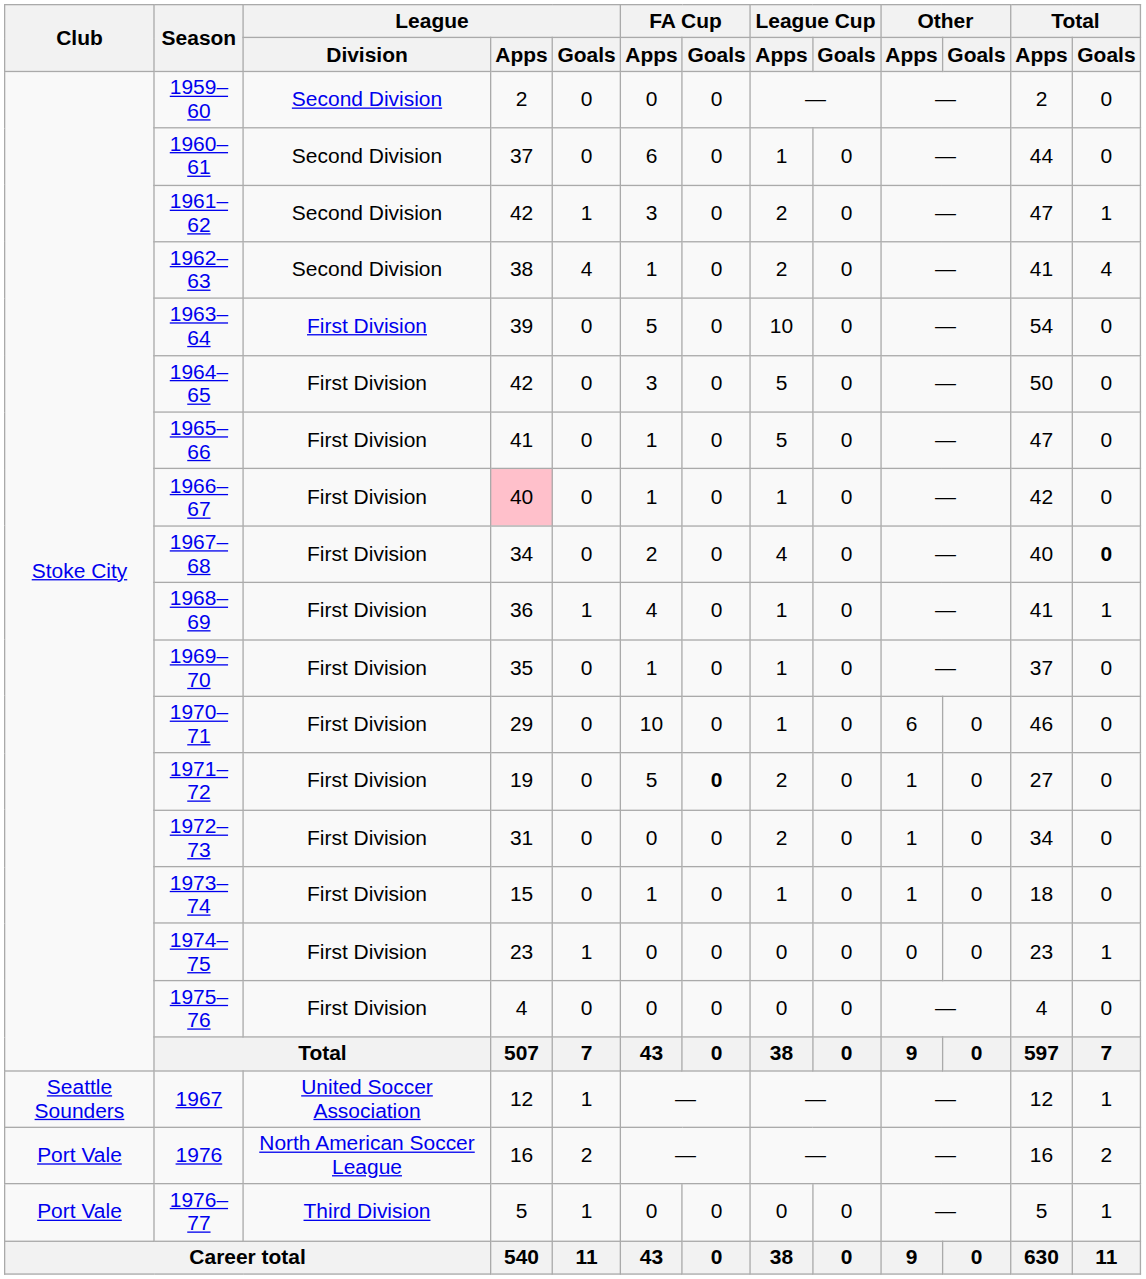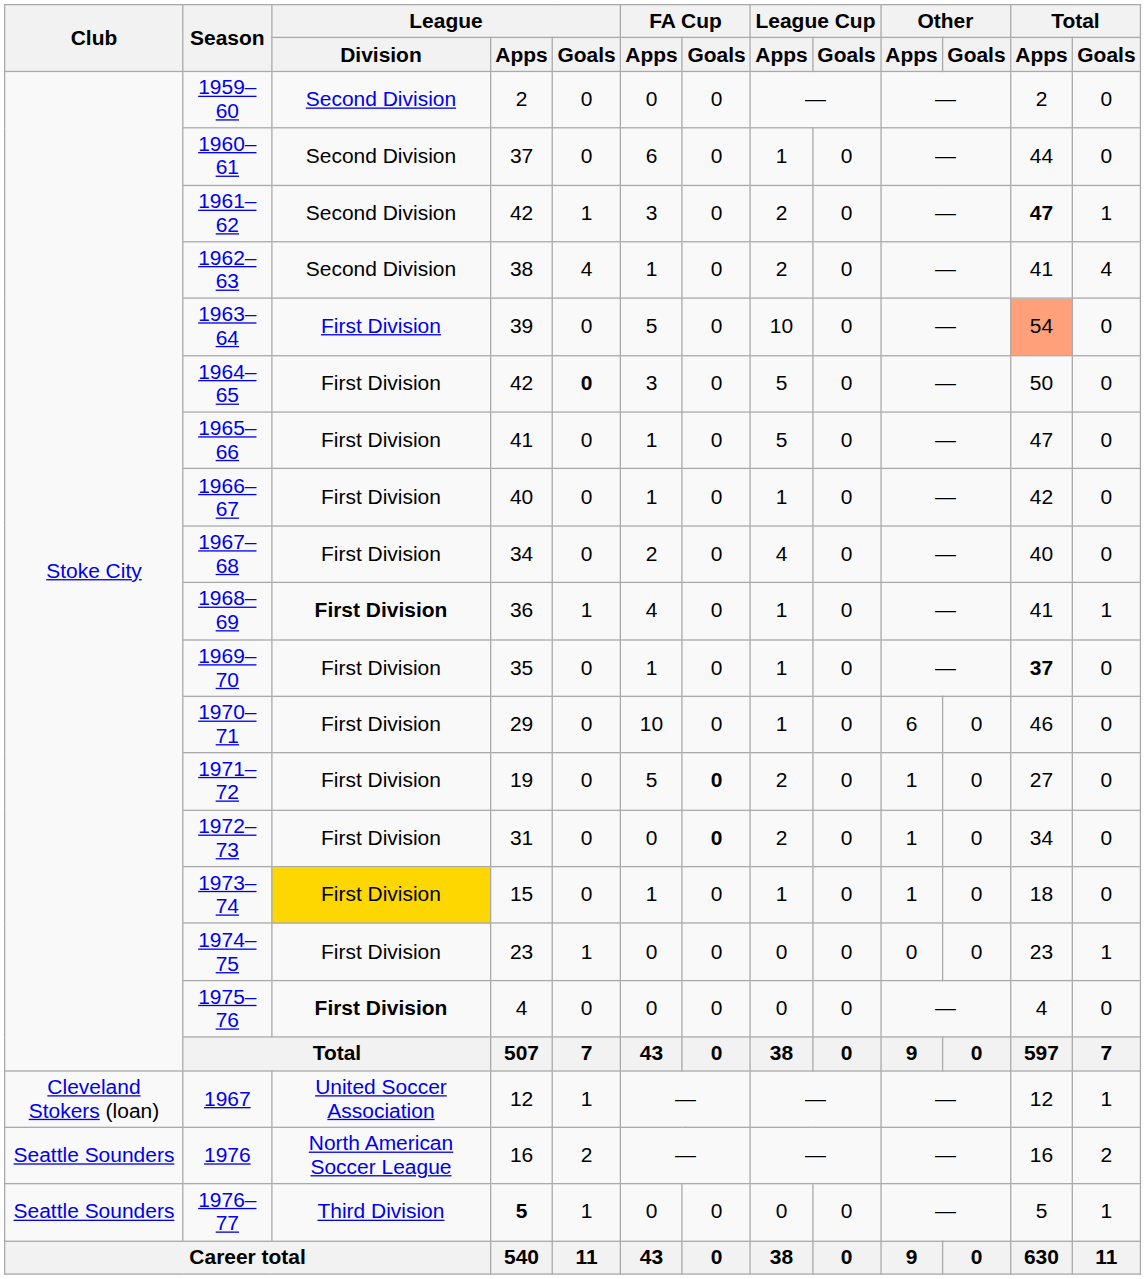(1041, 213) normal -> (1041, 213) bold
(1041, 326) no background -> (1041, 326) lightsalmon background
(587, 383) normal -> (587, 383) bold
(522, 497) pink background -> (522, 497) no background
(1106, 553) bold -> (1106, 553) normal
(367, 610) normal -> (381, 610) bold
(1041, 667) normal -> (1041, 667) bold
(717, 838) normal -> (717, 838) bold
(367, 894) no background -> (381, 894) gold background
(367, 1008) normal -> (381, 1008) bold
(79, 1098) Seattle Sounders -> (94, 1098) Cleveland Stokers (loan)
(79, 1155) Port Vale -> (94, 1155) Seattle Sounders
(79, 1212) Port Vale -> (94, 1212) Seattle Sounders
(522, 1212) normal -> (522, 1212) bold
